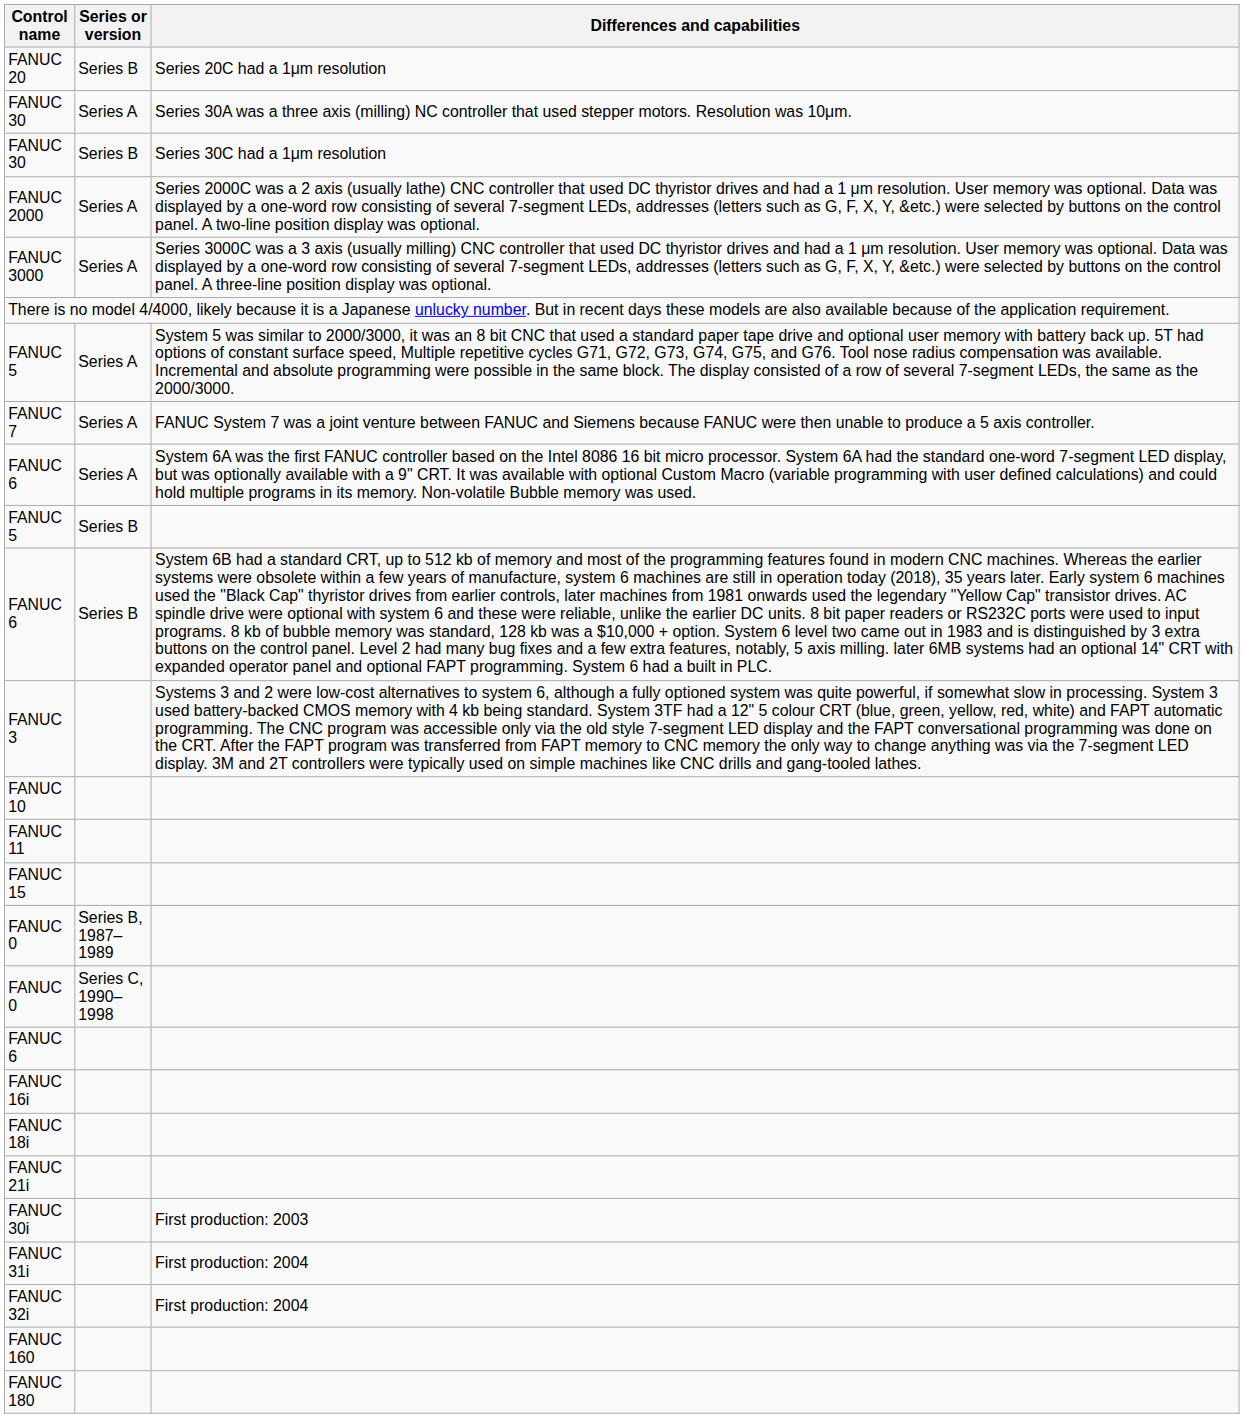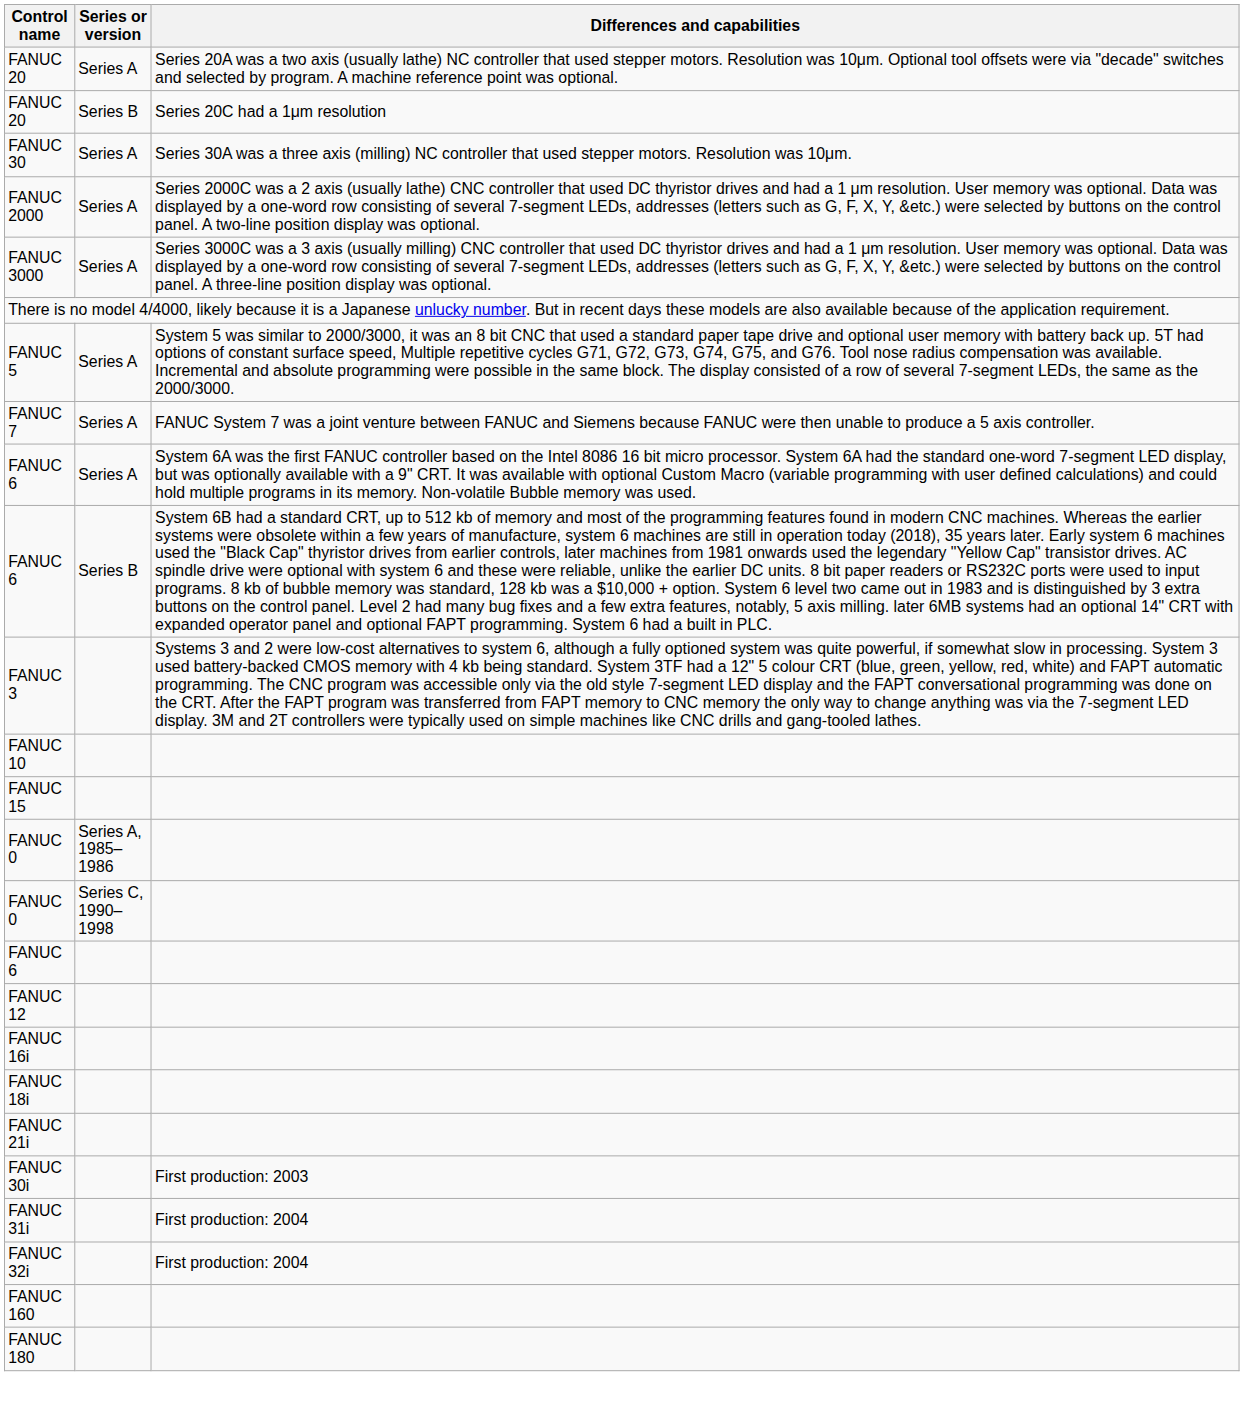+ row: (35, 68)
- row: (35, 154)
- row: (35, 526)
- row: (35, 840)
+ row: (35, 849)
- row: (35, 935)
+ row: (35, 1005)
